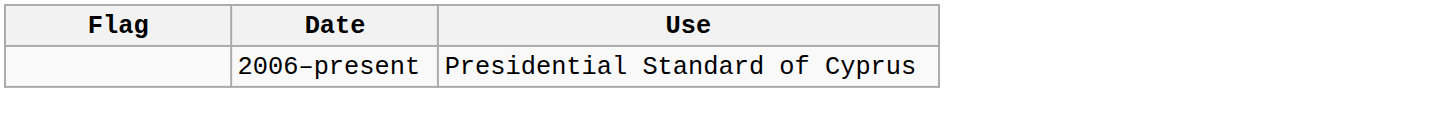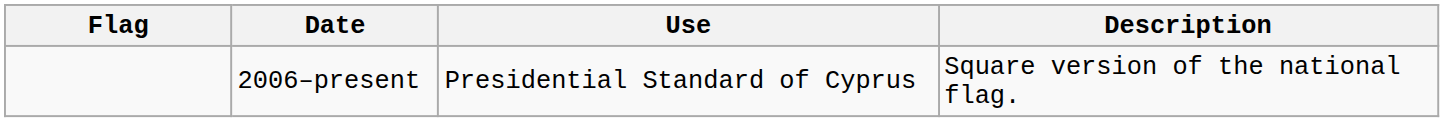+ column: (1188, 26)
